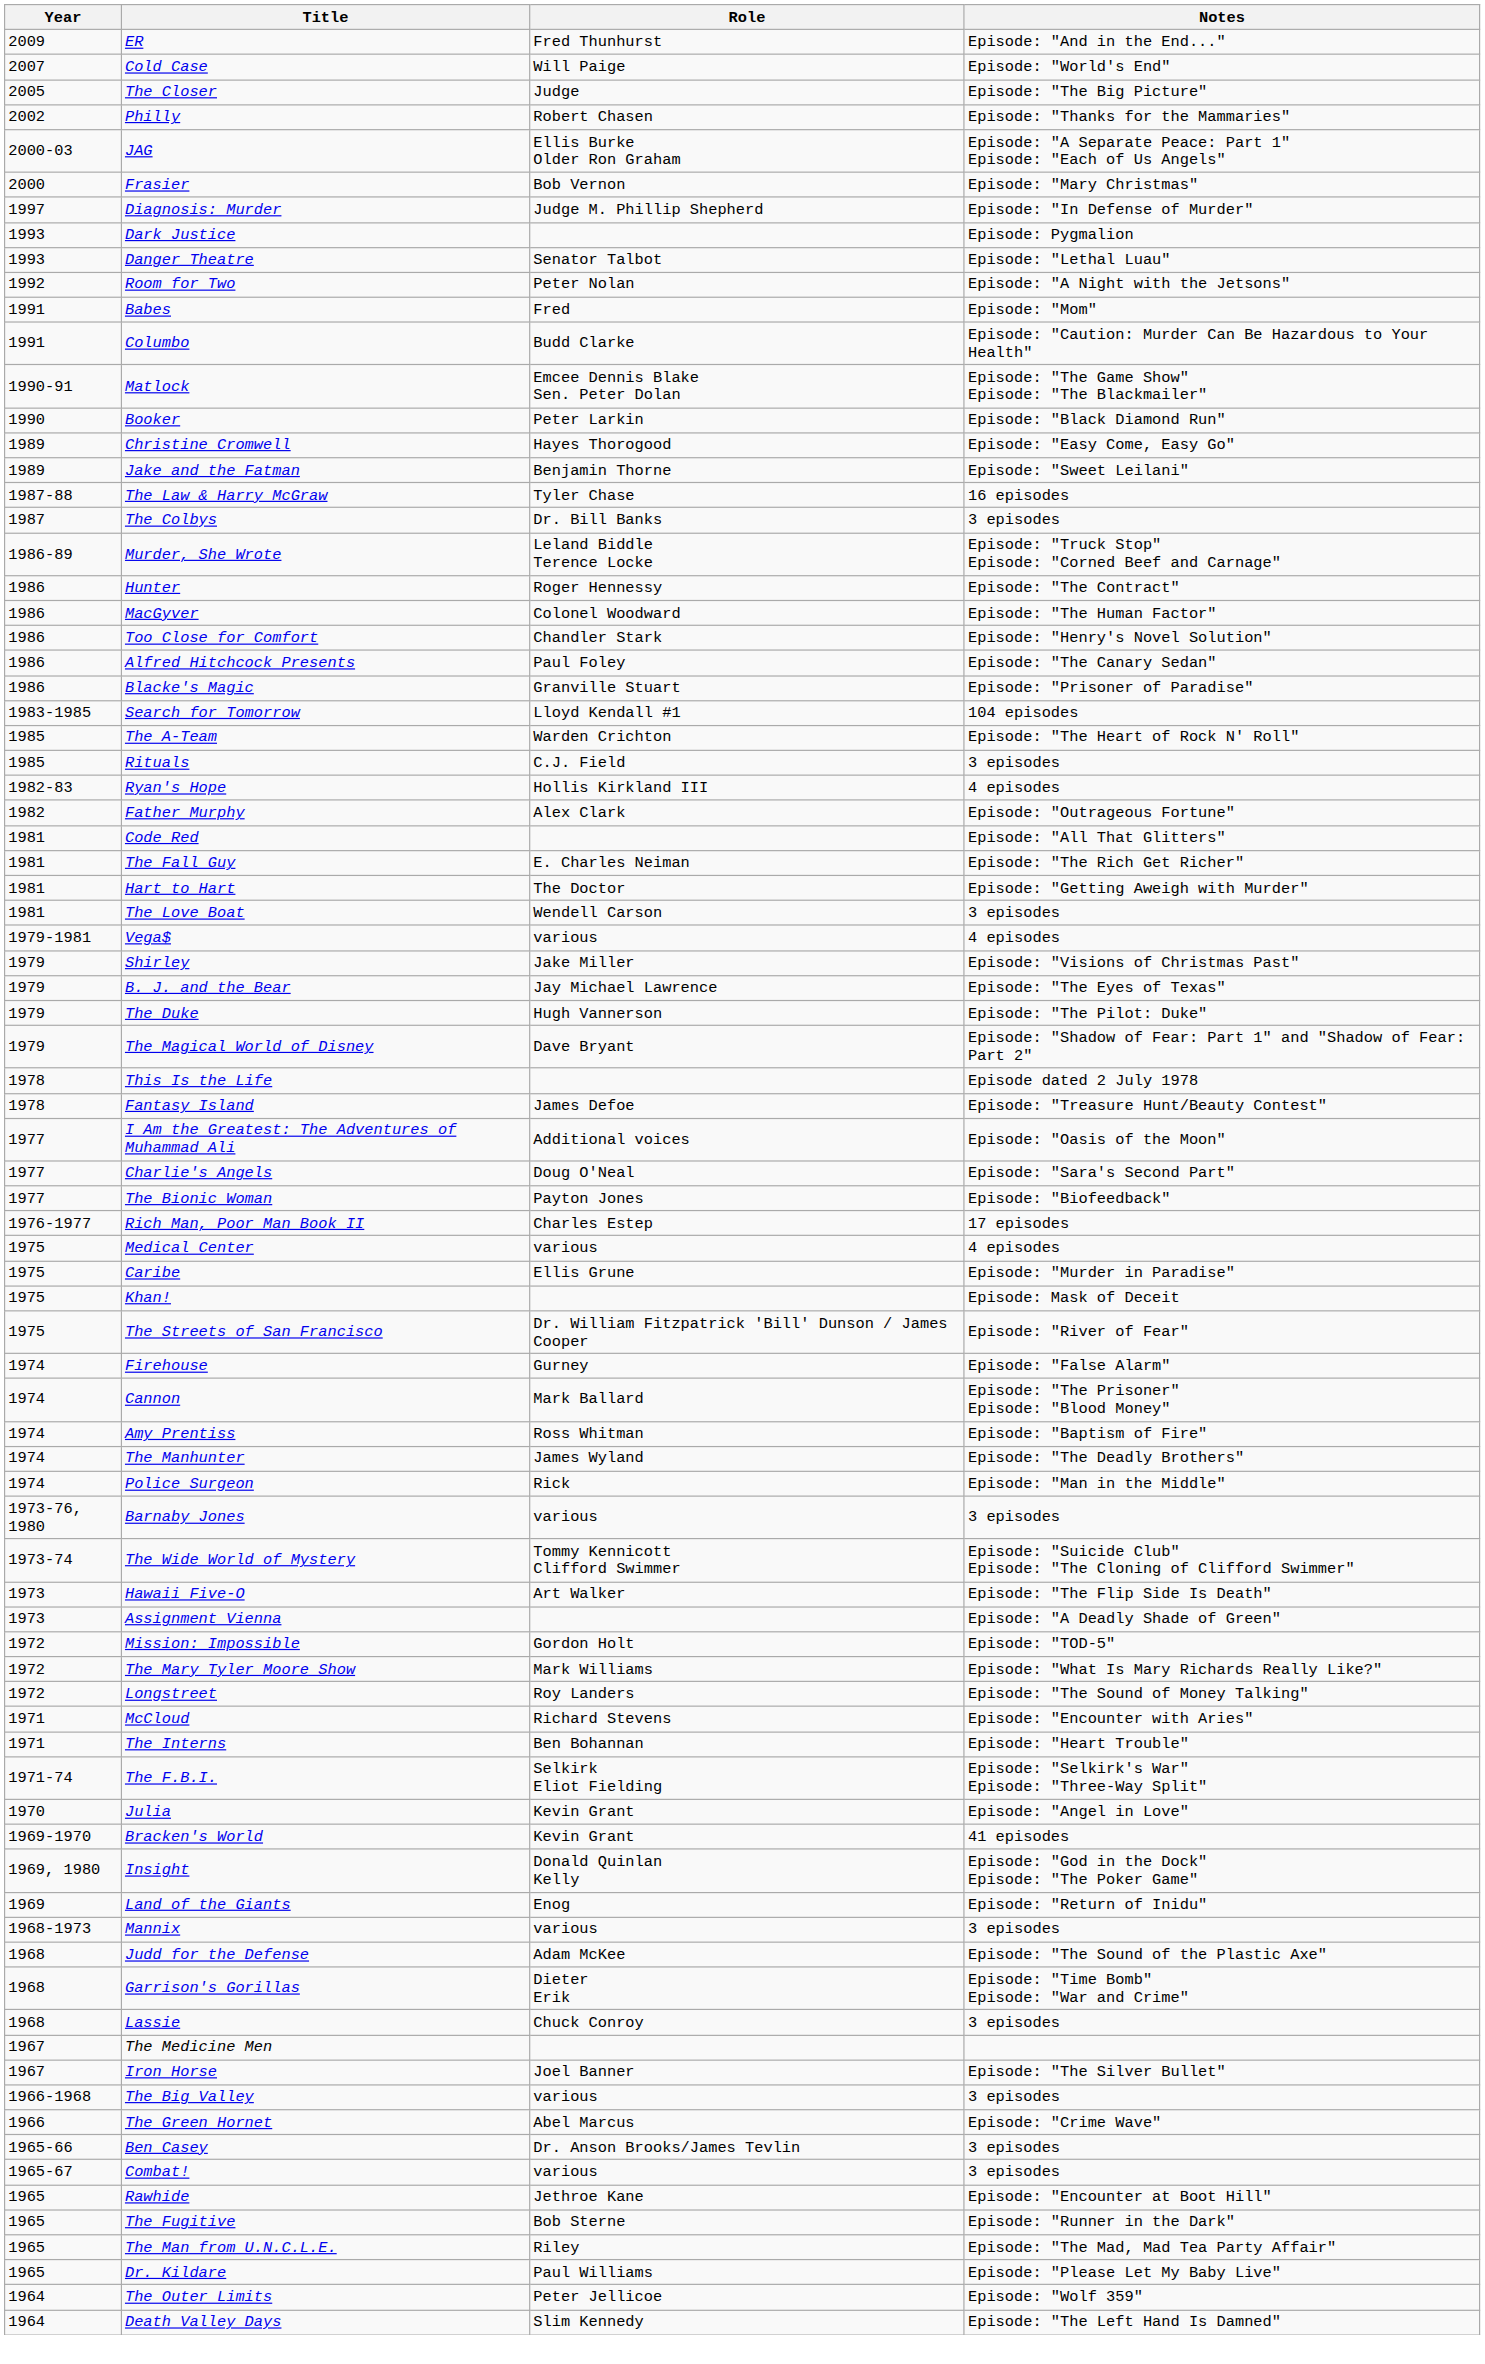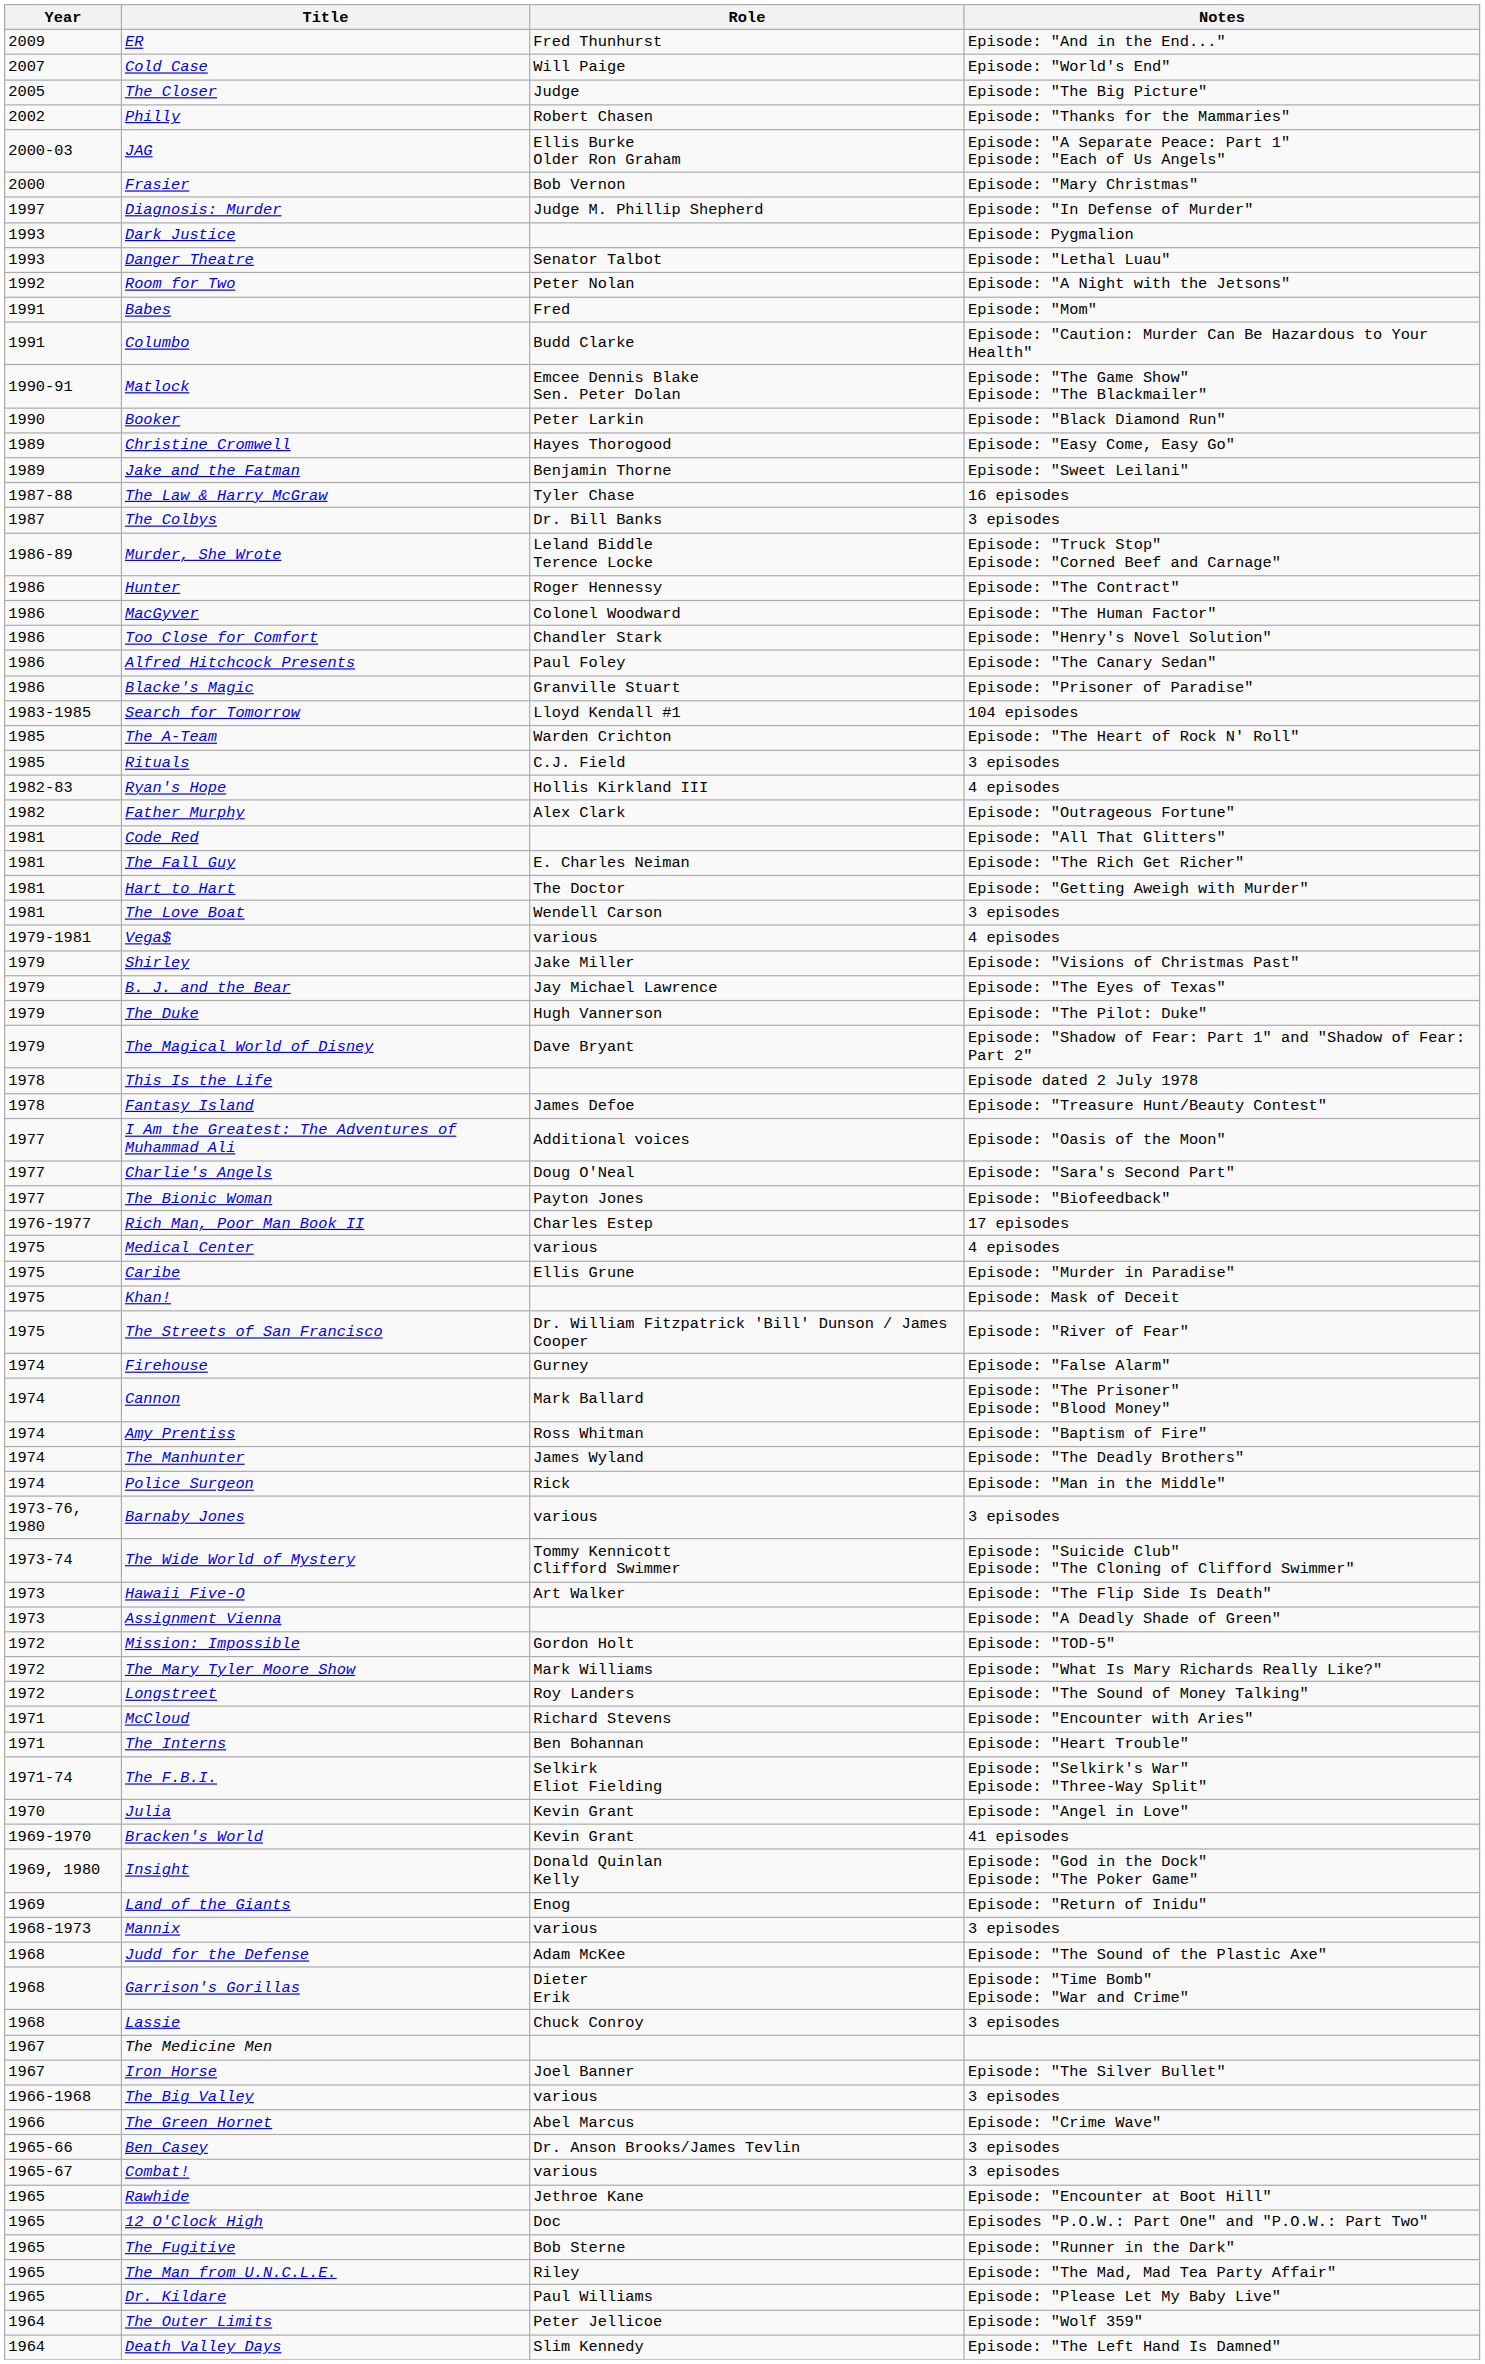+ row: (194, 2222)
